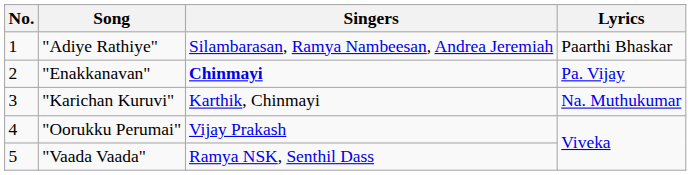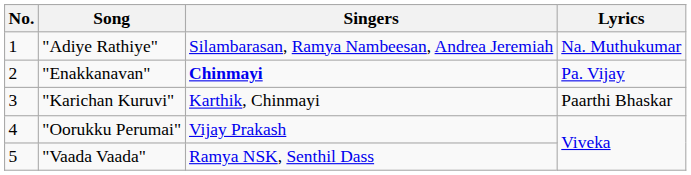(617, 45) Paarthi Bhaskar -> (621, 45) Na. Muthukumar
(621, 101) Na. Muthukumar -> (617, 101) Paarthi Bhaskar
